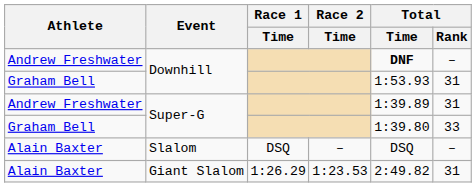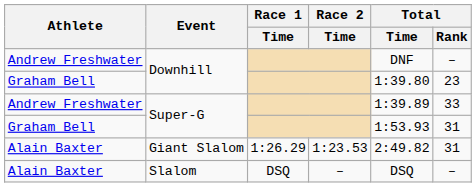(402, 60) bold -> (402, 60) normal
(402, 82) 1:53.93 -> (402, 82) 1:39.80
(452, 82) 31 -> (452, 82) 23
(452, 104) 31 -> (452, 104) 33
(402, 126) 1:39.80 -> (402, 126) 1:53.93
(452, 126) 33 -> (452, 126) 31
rows swapped: (55, 171) <-> (55, 149)
